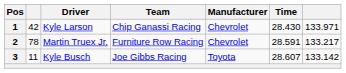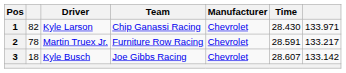(33, 27) 42 -> (33, 27) 82
(33, 57) 11 -> (33, 57) 18
(222, 57) Toyota -> (228, 57) Chevrolet
